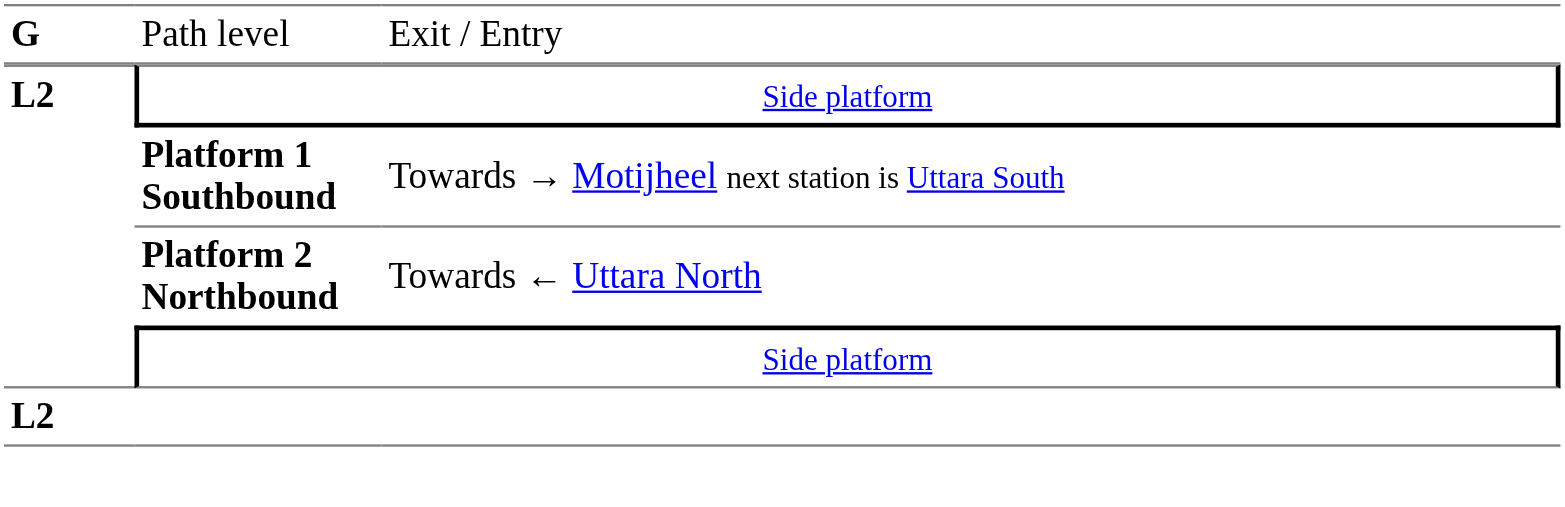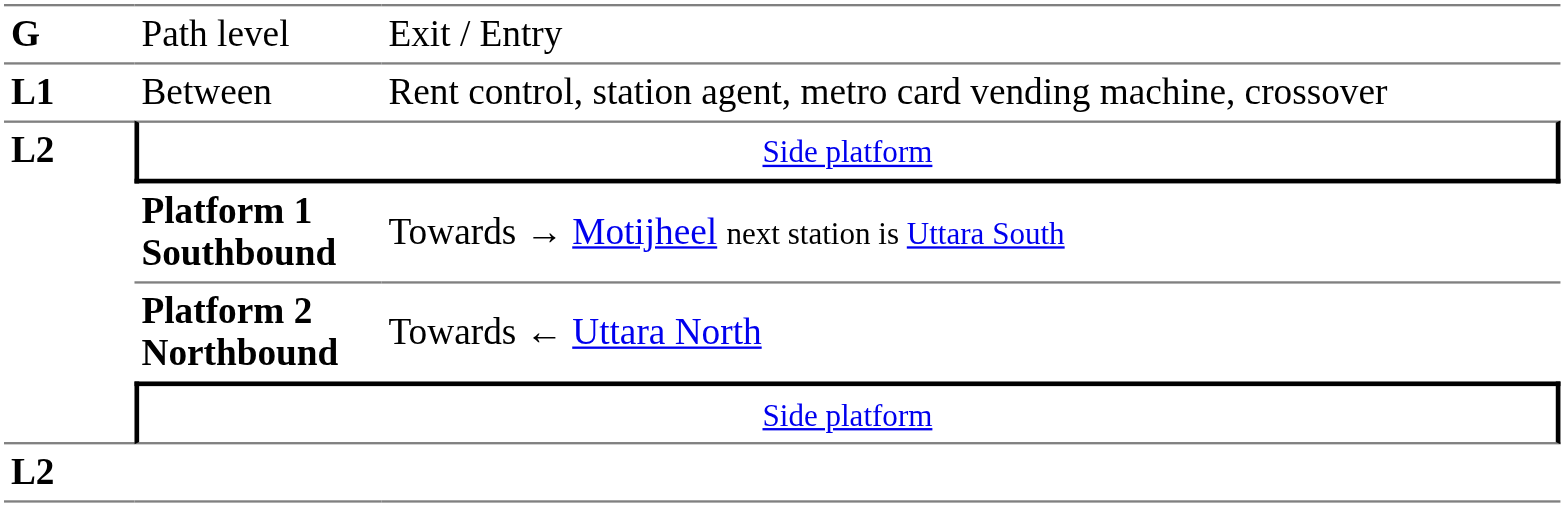+ row: (207, 91)
